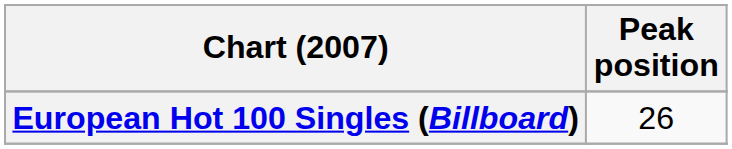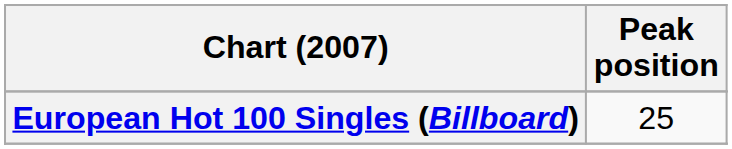(656, 117) 26 -> (656, 117) 25
